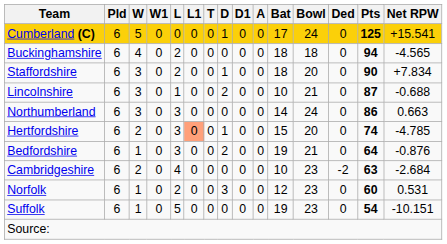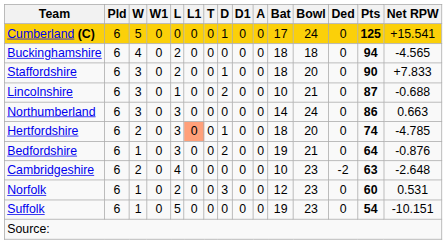(413, 72) +7.834 -> (413, 72) +7.833
(281, 131) 15 -> (281, 131) 18
(413, 170) -2.684 -> (413, 170) -2.648
